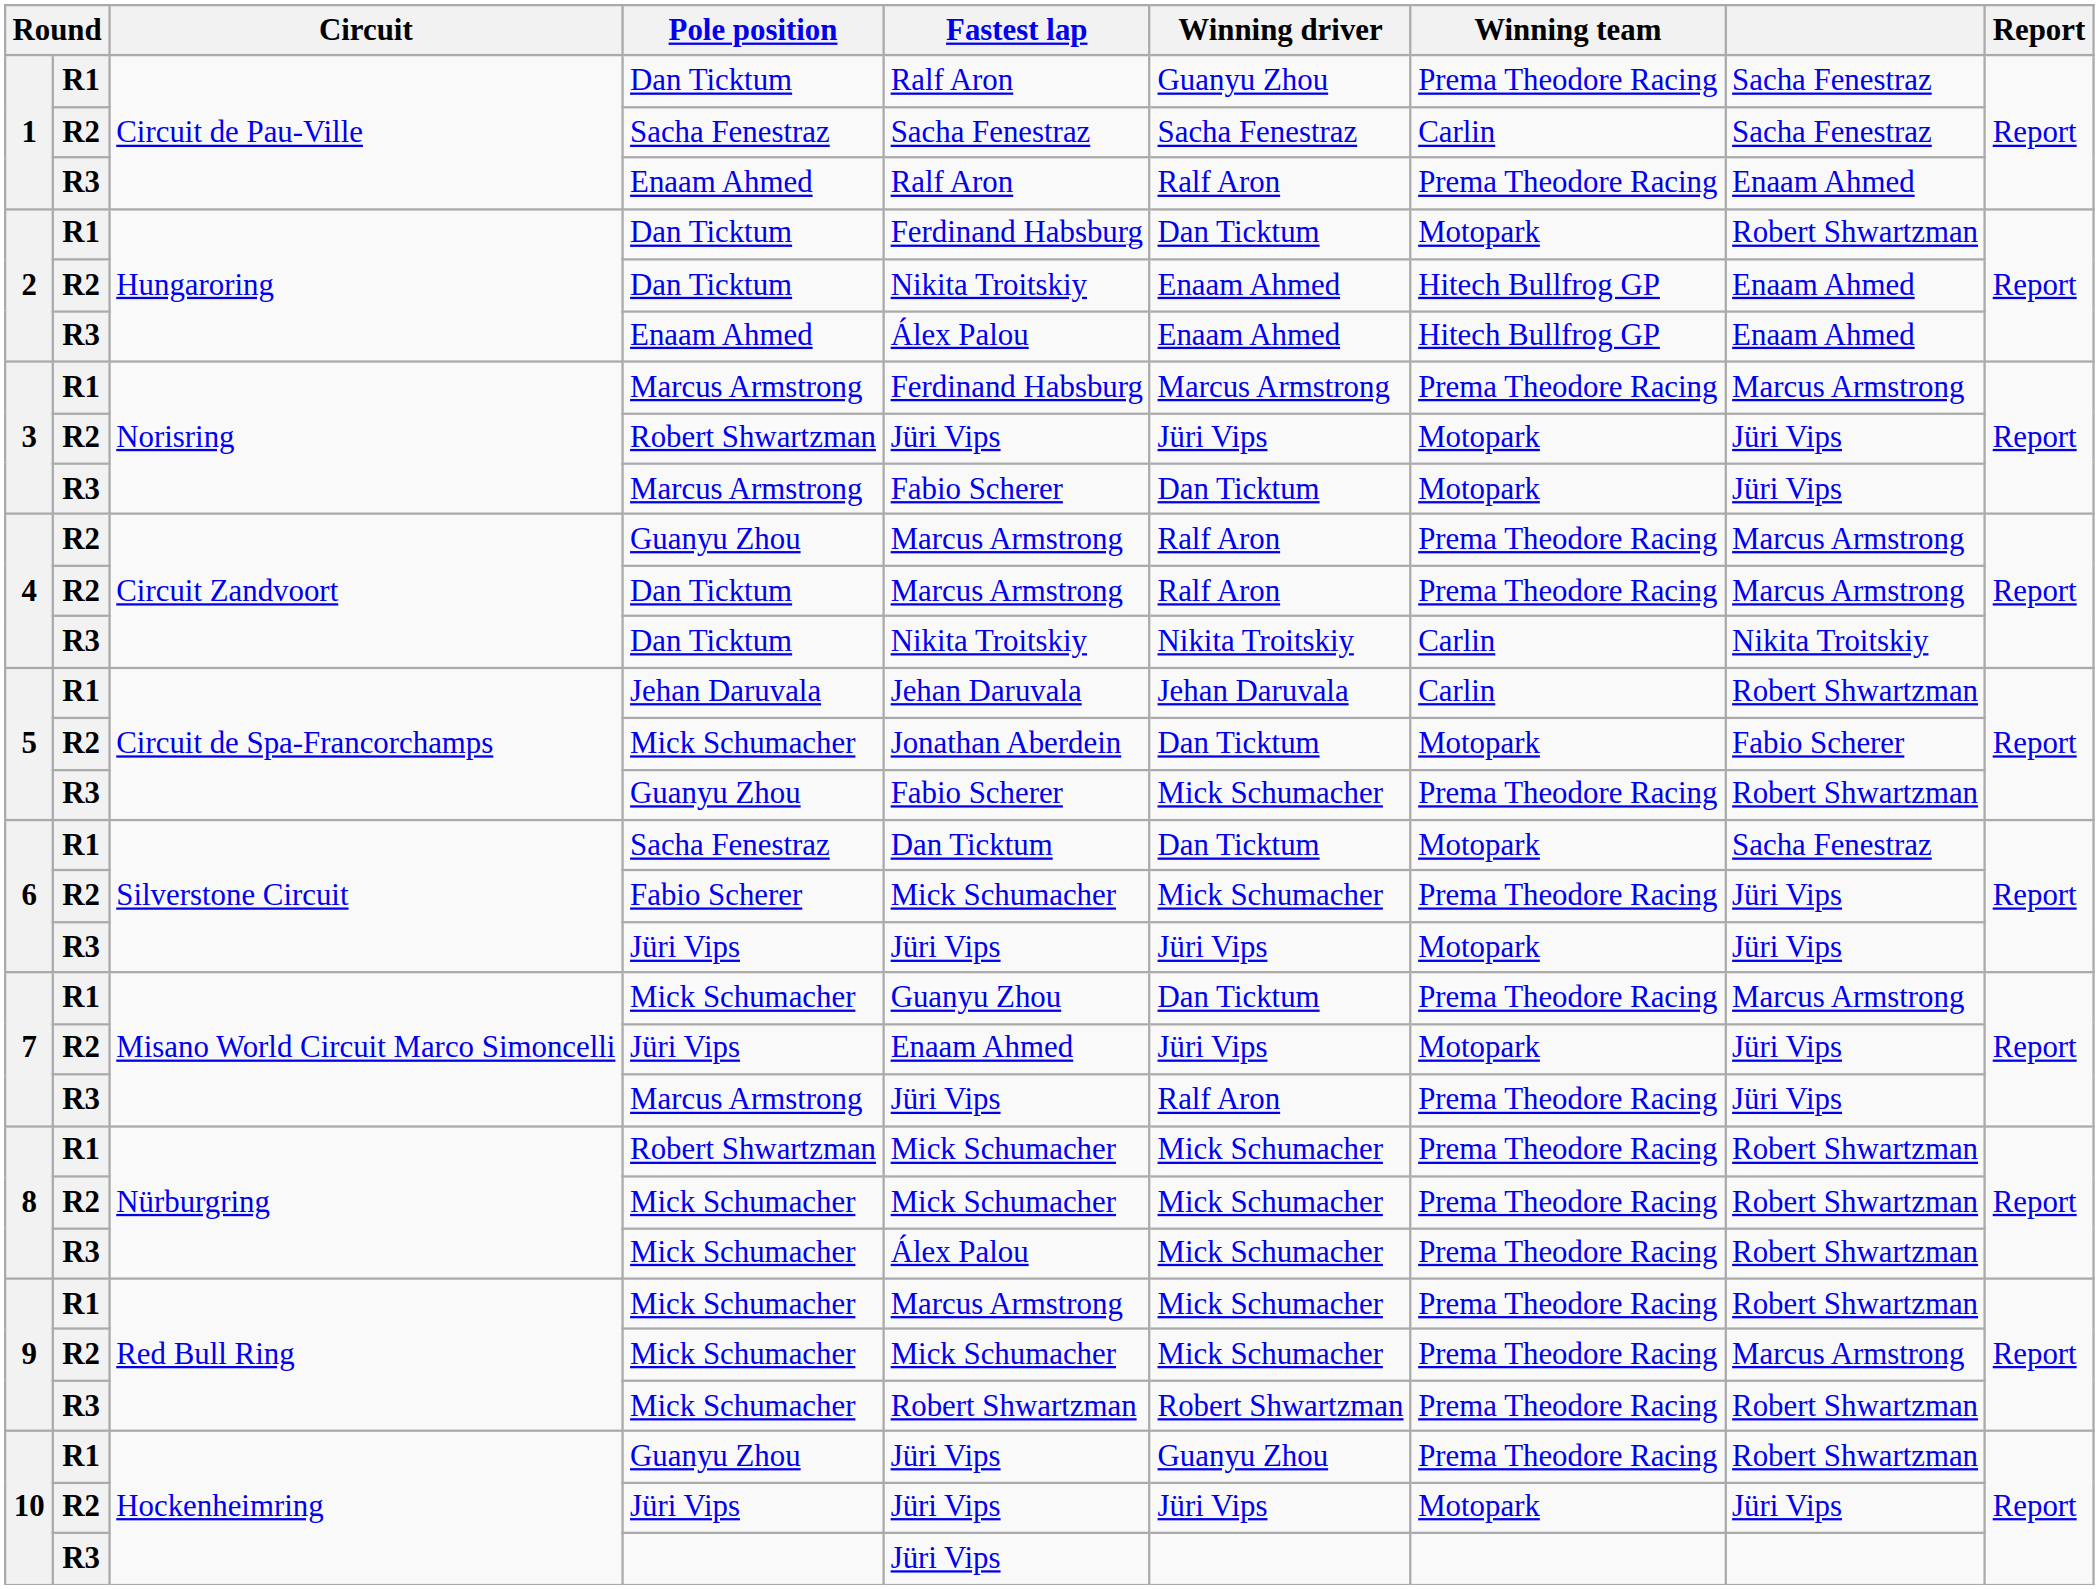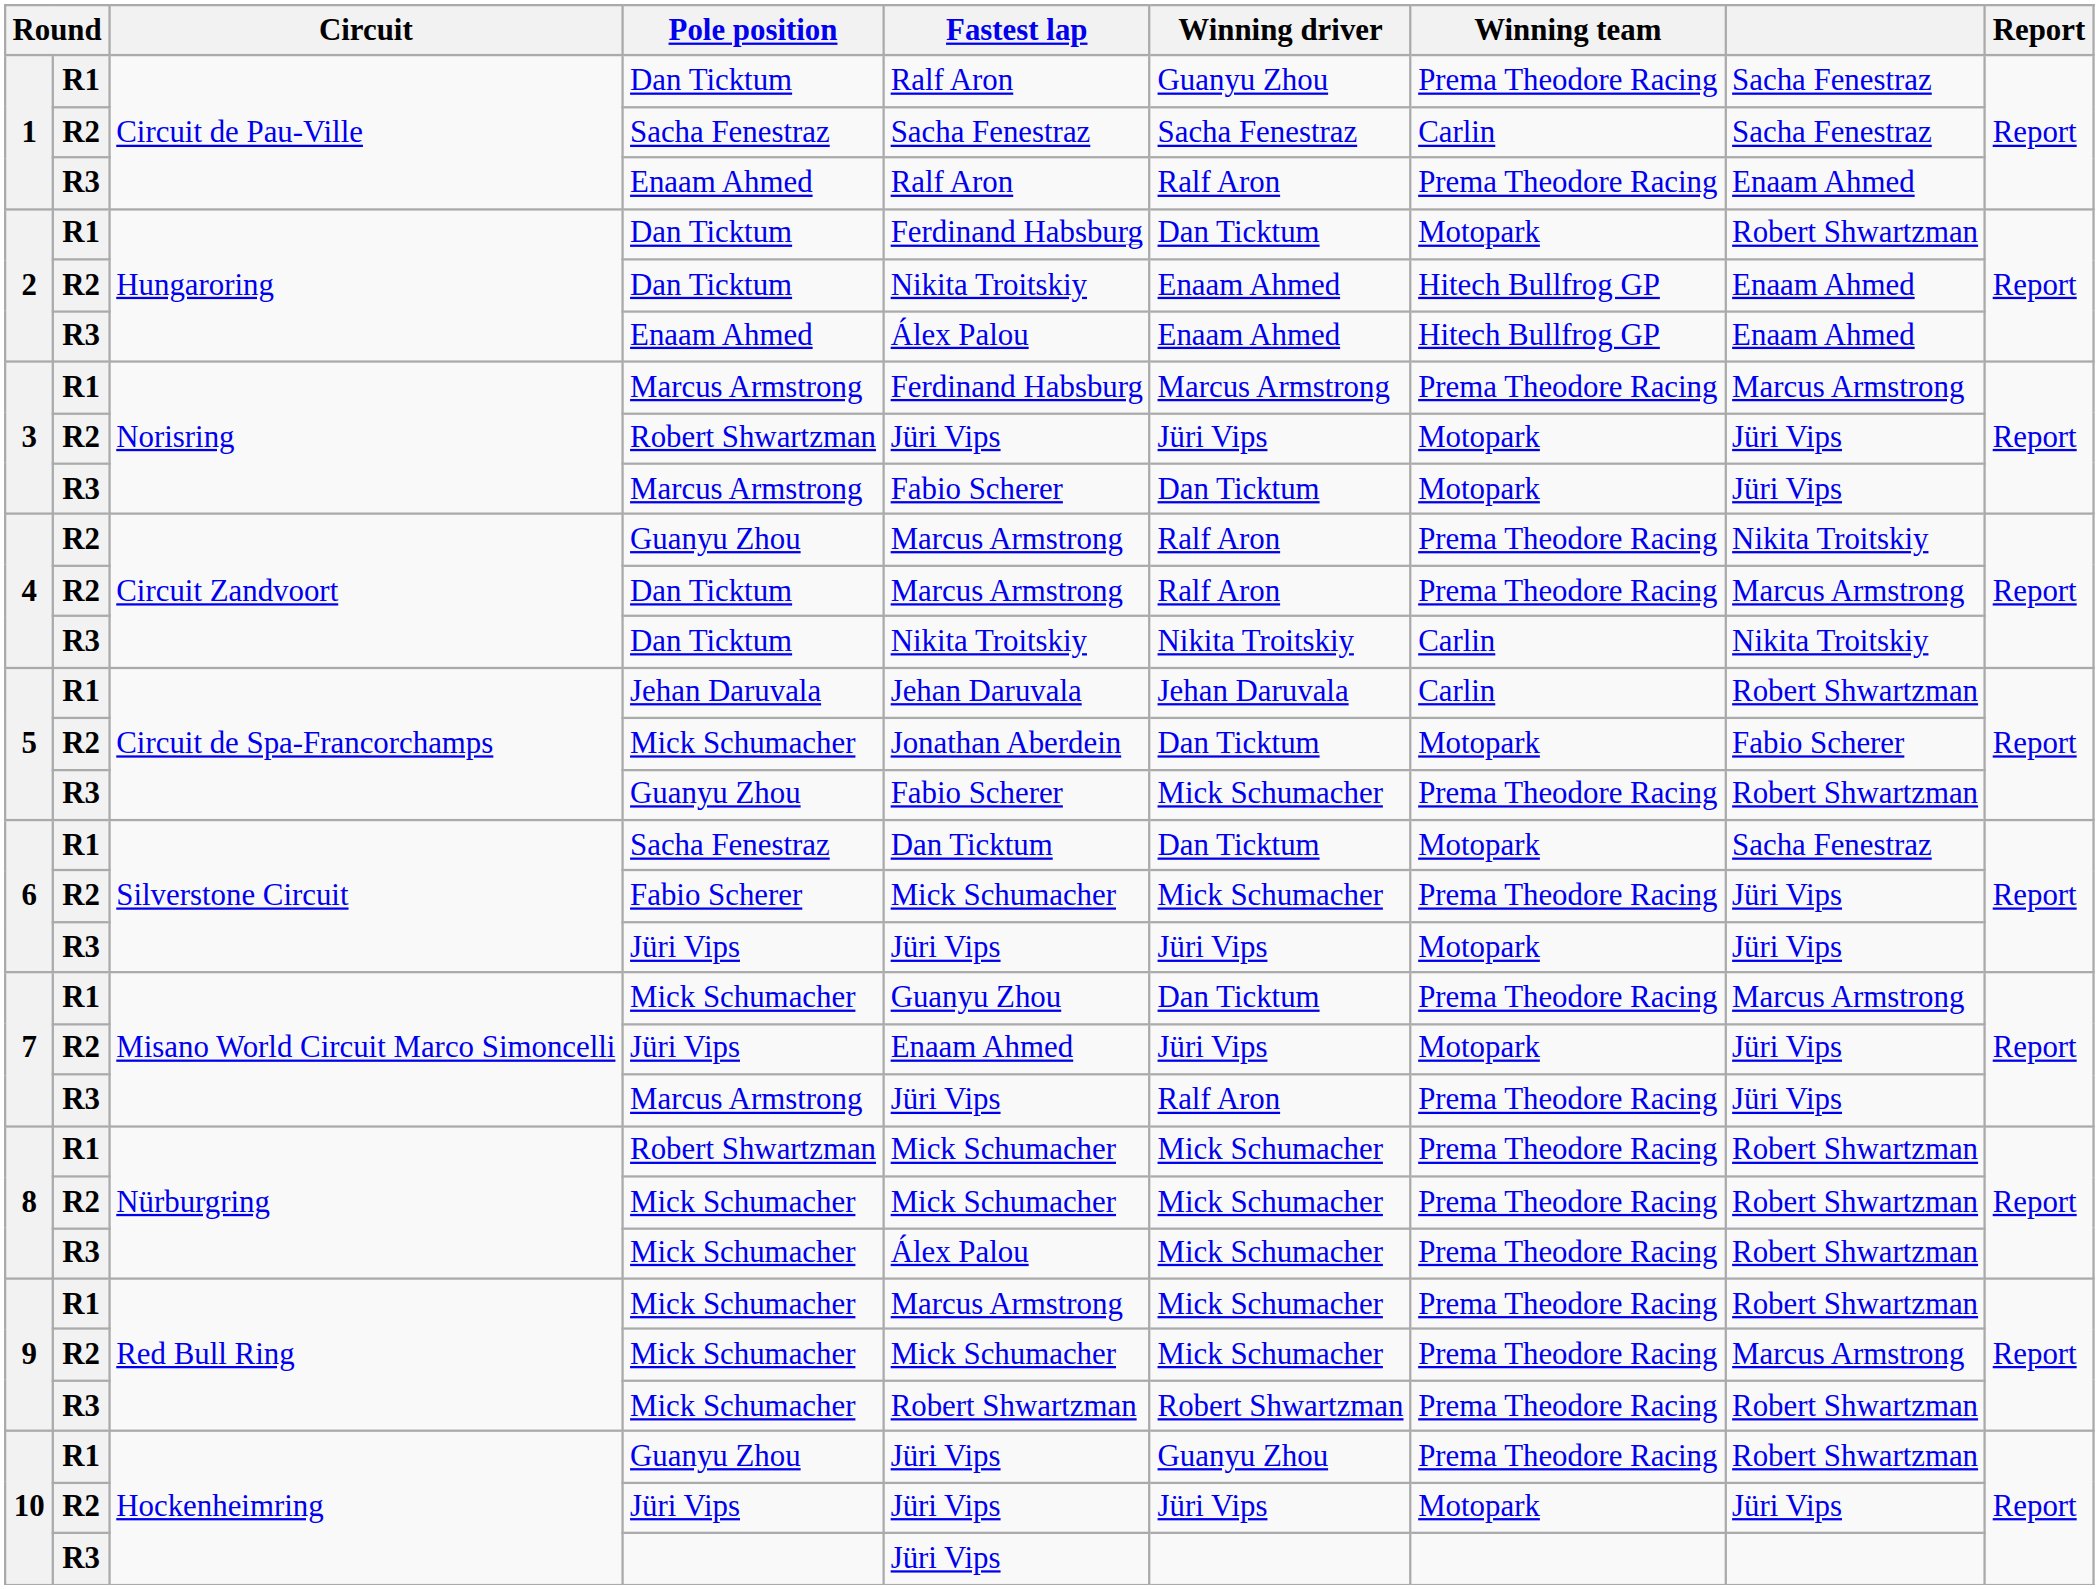(1848, 538) Marcus Armstrong -> (1830, 538) Nikita Troitskiy
